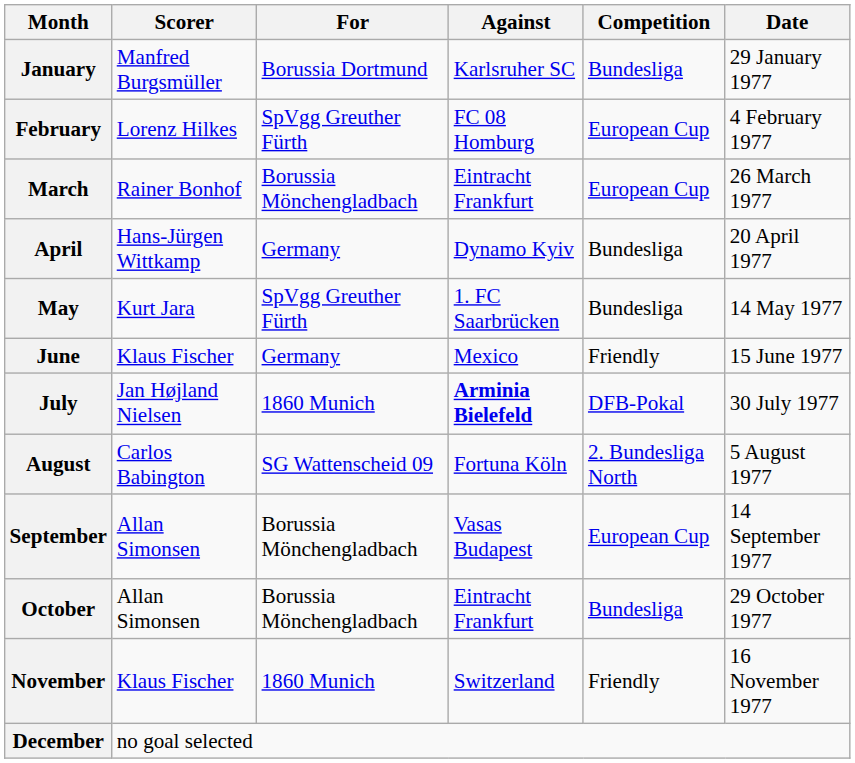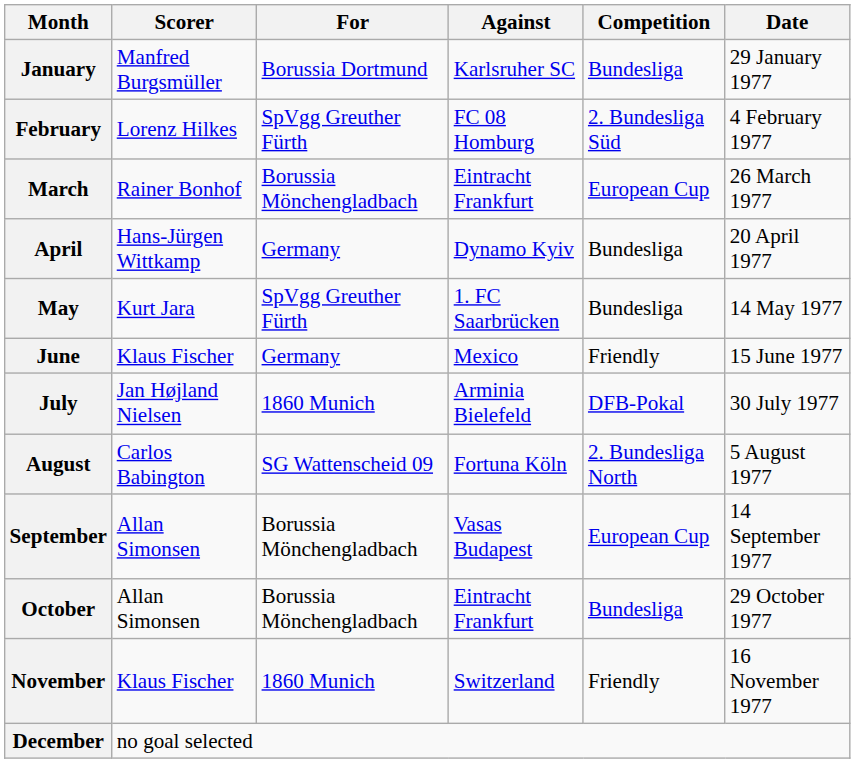(649, 129) European Cup -> (646, 129) 2. Bundesliga Süd
(493, 403) bold -> (492, 403) normal
